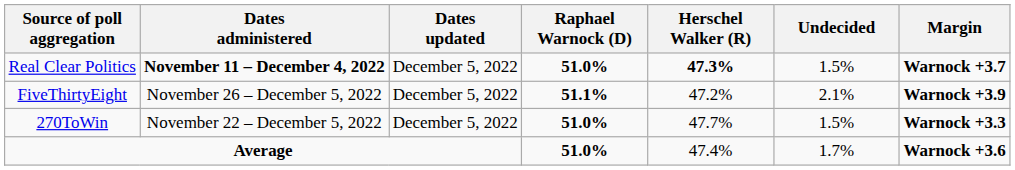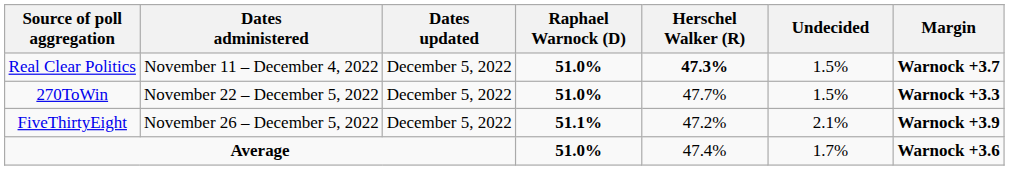(264, 66) bold -> (261, 66) normal
rows swapped: (72, 95) <-> (72, 123)
